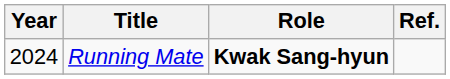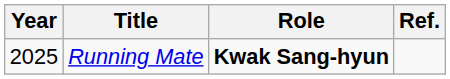(34, 56) 2024 -> (34, 56) 2025
